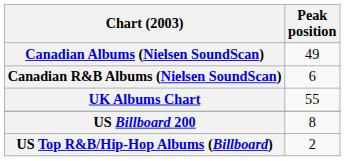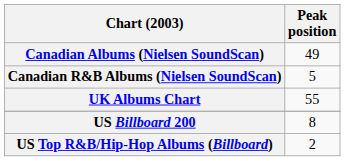(312, 76) 6 -> (312, 76) 5
